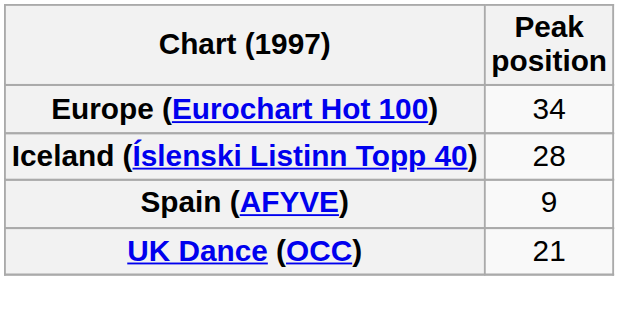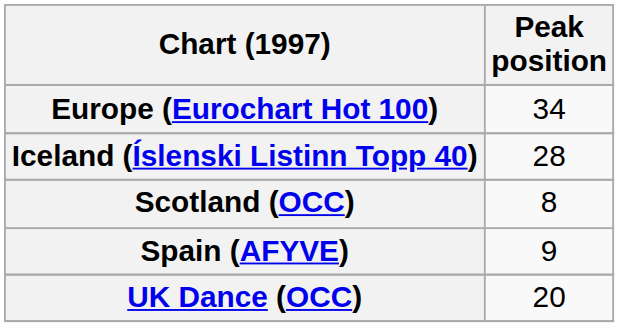+ row: (245, 203)
(549, 250) 21 -> (549, 297) 20
